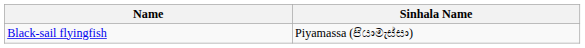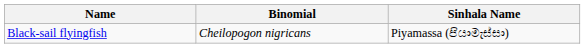+ column: (292, 14)
